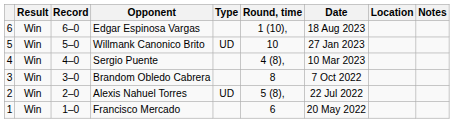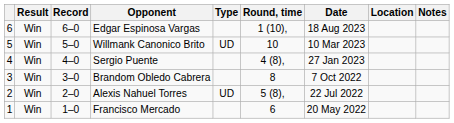(336, 45) 27 Jan 2023 -> (336, 45) 10 Mar 2023
(336, 61) 10 Mar 2023 -> (336, 61) 27 Jan 2023
